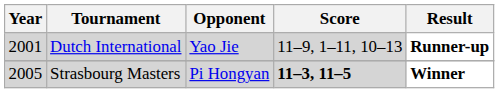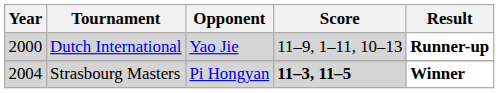(25, 46) 2001 -> (25, 46) 2000
(25, 74) 2005 -> (25, 74) 2004
